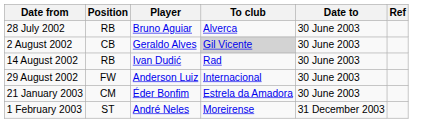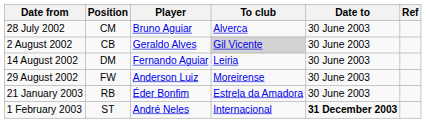(108, 28) RB -> (108, 28) CM
+ row: (171, 61)
- row: (157, 61)
(232, 77) Internacional -> (239, 77) Moreirense
(108, 93) CM -> (108, 93) RB
(229, 110) Moreirense -> (243, 110) Internacional
(341, 110) normal -> (353, 110) bold
